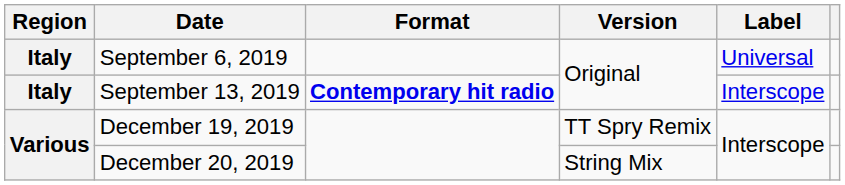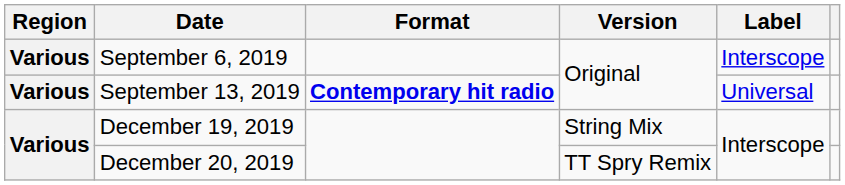(50, 57) Italy -> (50, 57) Various
(767, 57) Universal -> (773, 57) Interscope
(50, 92) Italy -> (50, 92) Various
(773, 92) Interscope -> (767, 92) Universal
(638, 127) TT Spry Remix -> (613, 127) String Mix
(613, 162) String Mix -> (638, 162) TT Spry Remix
